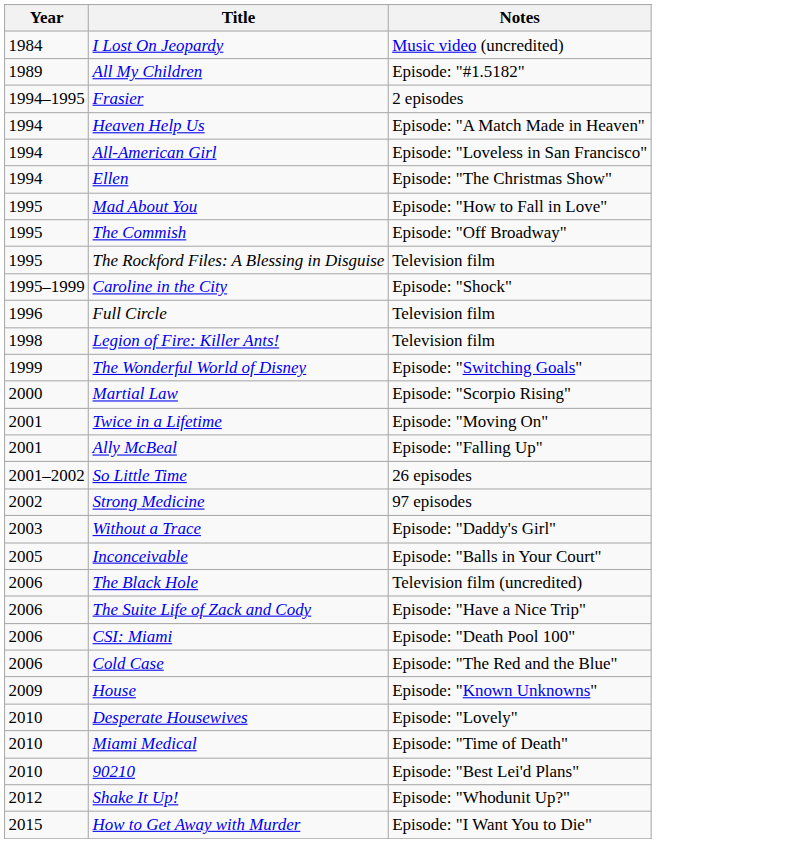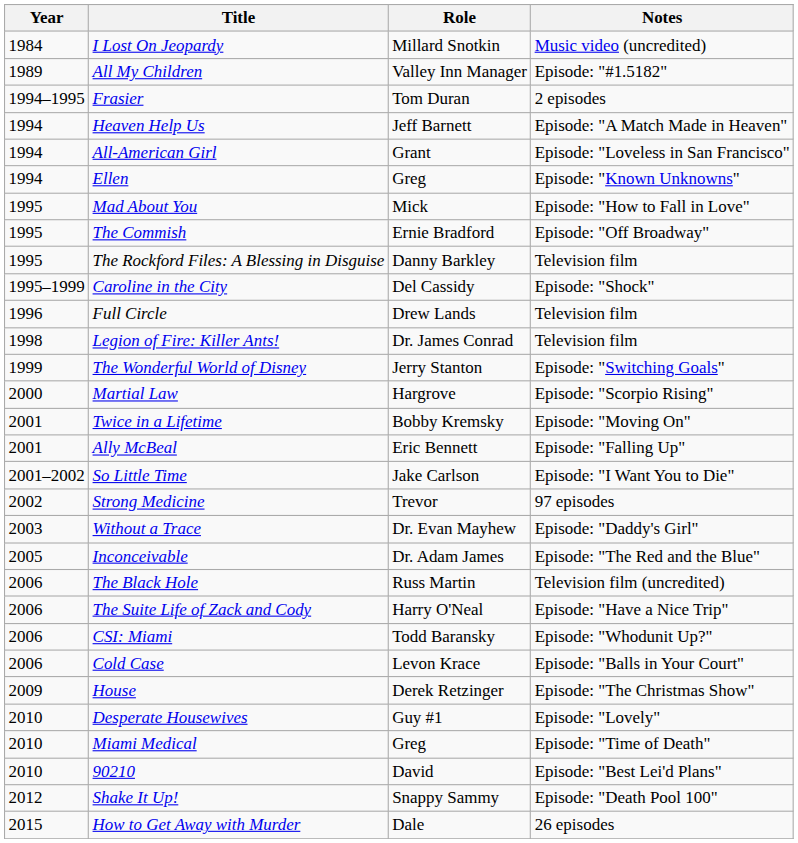+ column: (459, 17)
(502, 179) Episode: "The Christmas Show" -> (637, 179) Episode: "Known Unknowns"
(432, 475) 26 episodes -> (634, 475) Episode: "I Want You to Die"
(497, 555) Episode: "Balls in Your Court" -> (647, 555) Episode: "The Red and the Blue"
(484, 636) Episode: "Death Pool 100" -> (624, 636) Episode: "Whodunit Up?"
(505, 663) Episode: "The Red and the Blue" -> (639, 663) Episode: "Balls in Your Court"
(495, 690) Episode: "Known Unknowns" -> (645, 690) Episode: "The Christmas Show"
(481, 797) Episode: "Whodunit Up?" -> (626, 797) Episode: "Death Pool 100"
(492, 824) Episode: "I Want You to Die" -> (574, 824) 26 episodes
